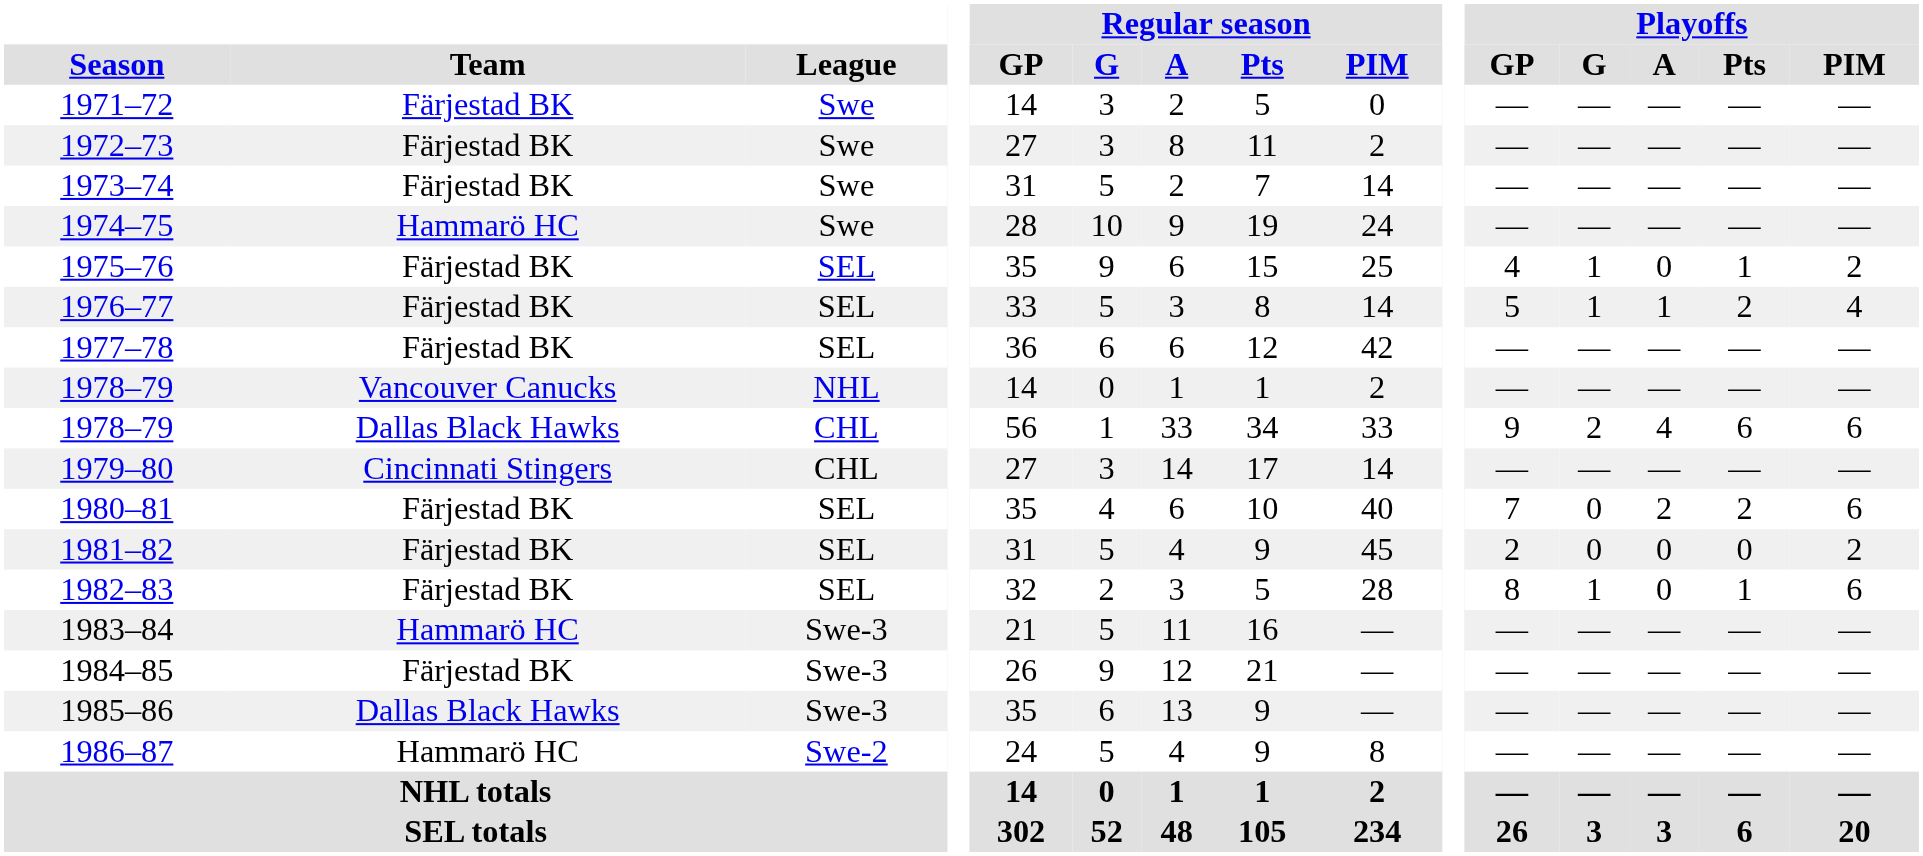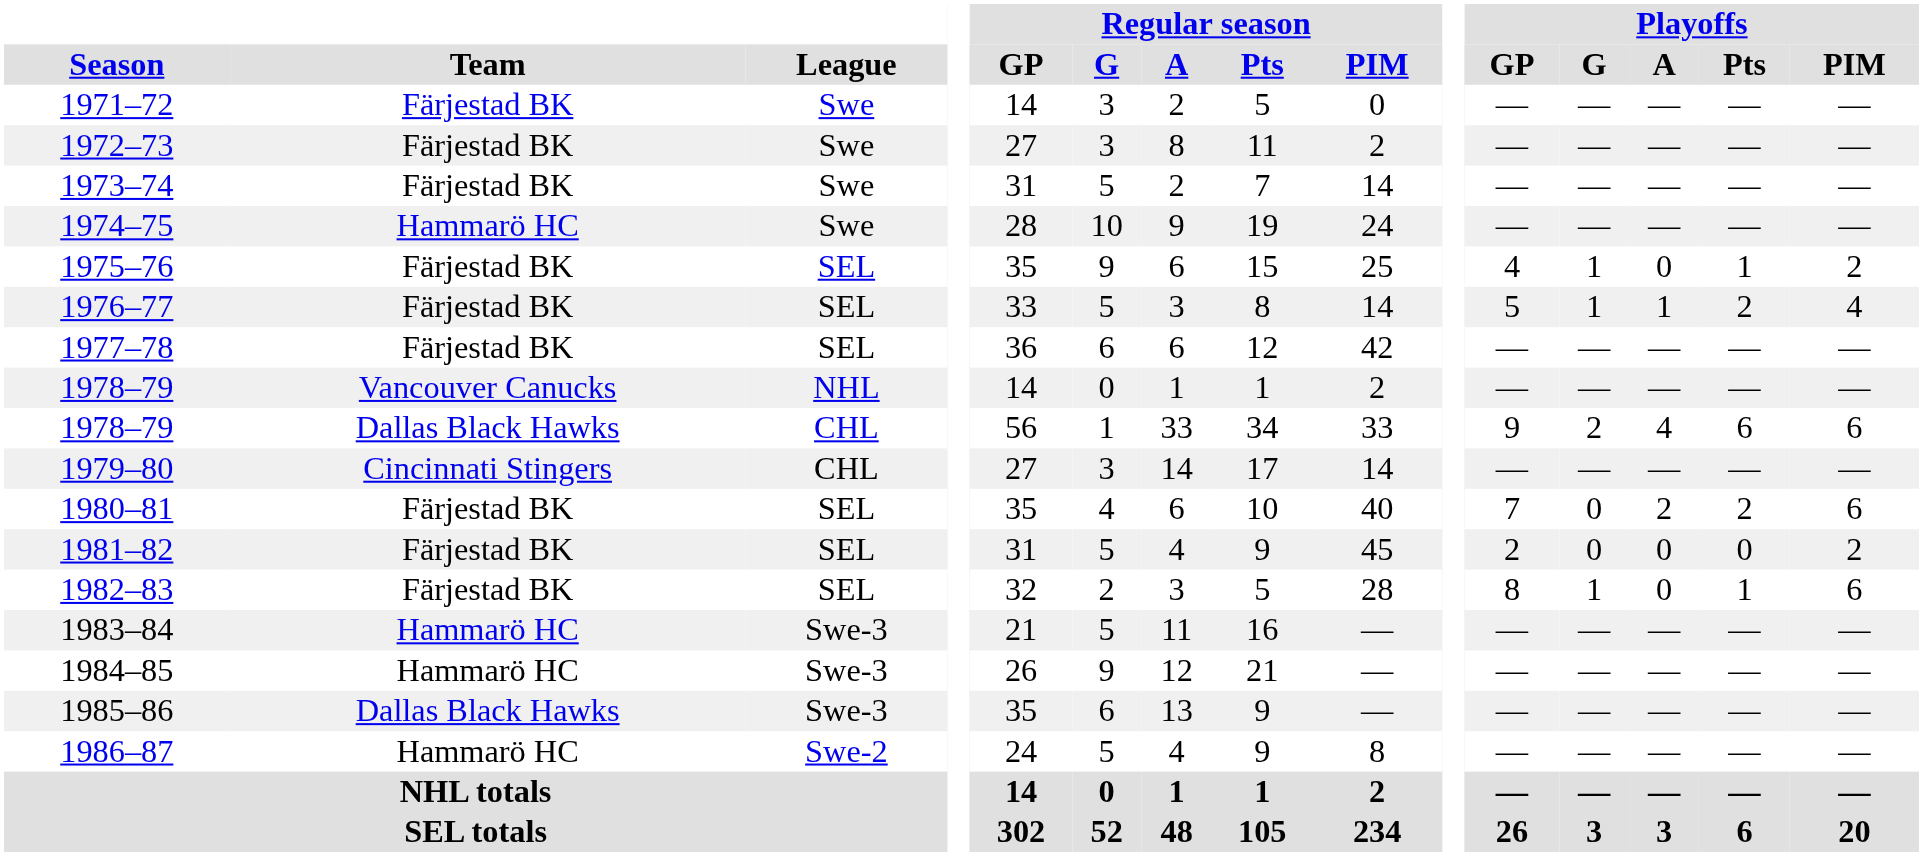(488, 670) Färjestad BK -> (488, 670) Hammarö HC
